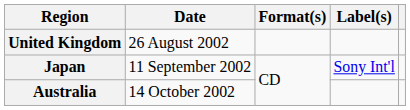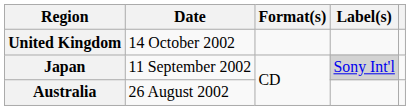(179, 42) 26 August 2002 -> (182, 42) 14 October 2002
(364, 67) no background -> (364, 67) lightgrey background
(182, 92) 14 October 2002 -> (179, 92) 26 August 2002
